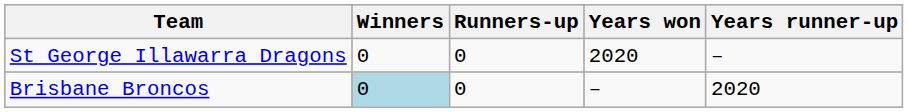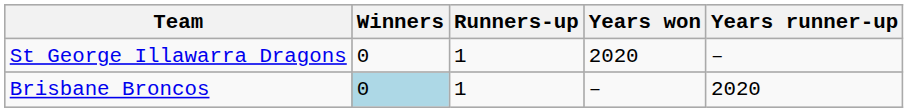(460, 56) 0 -> (460, 56) 1
(460, 90) 0 -> (460, 90) 1
